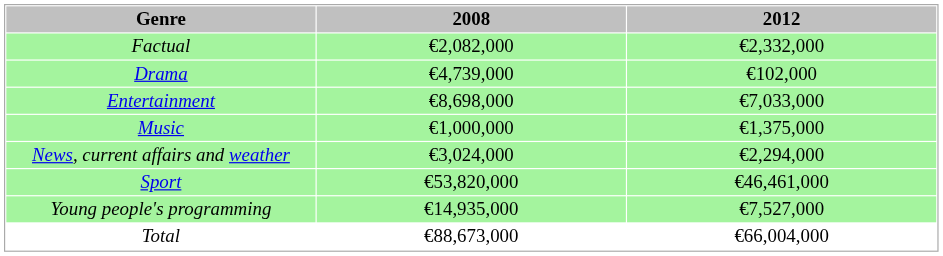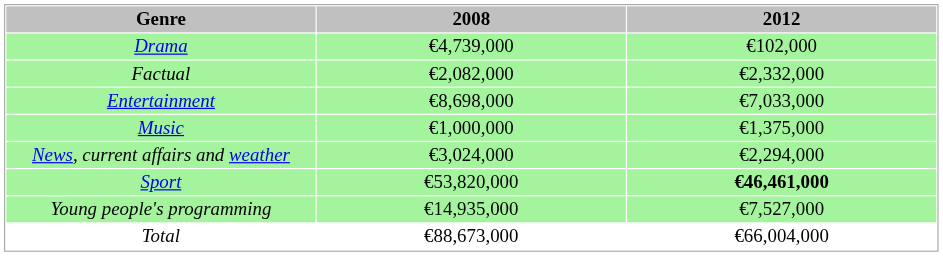rows swapped: (161, 46) <-> (161, 73)
(782, 182) normal -> (782, 182) bold
